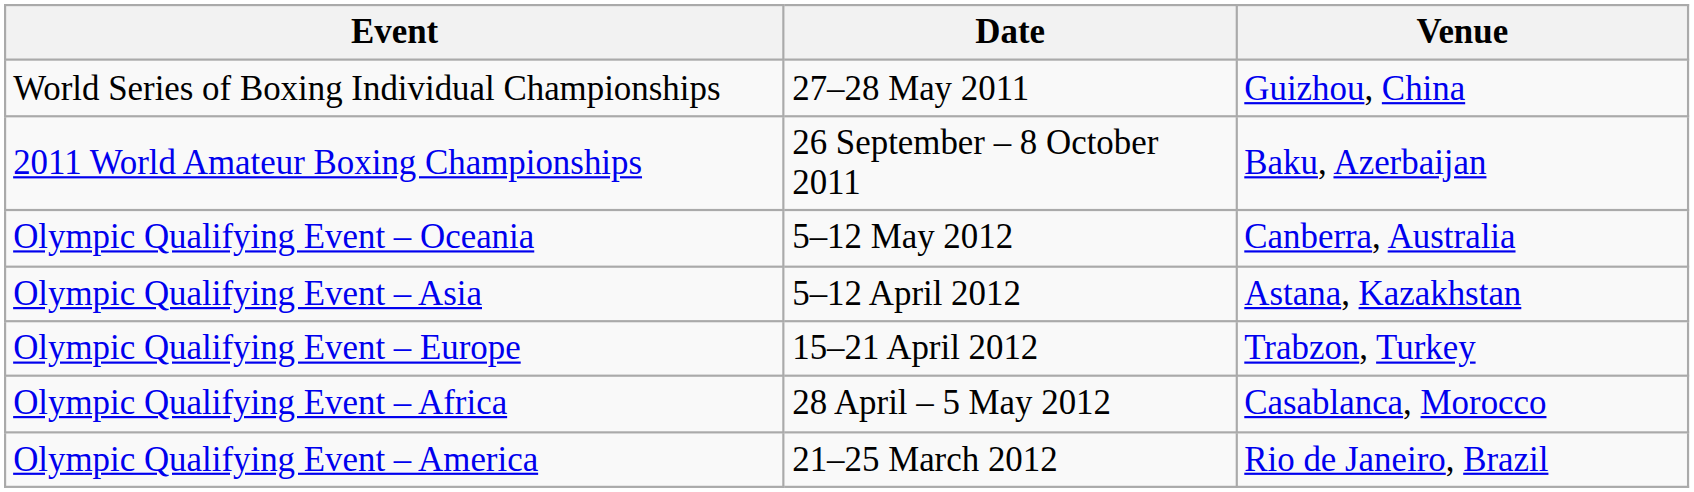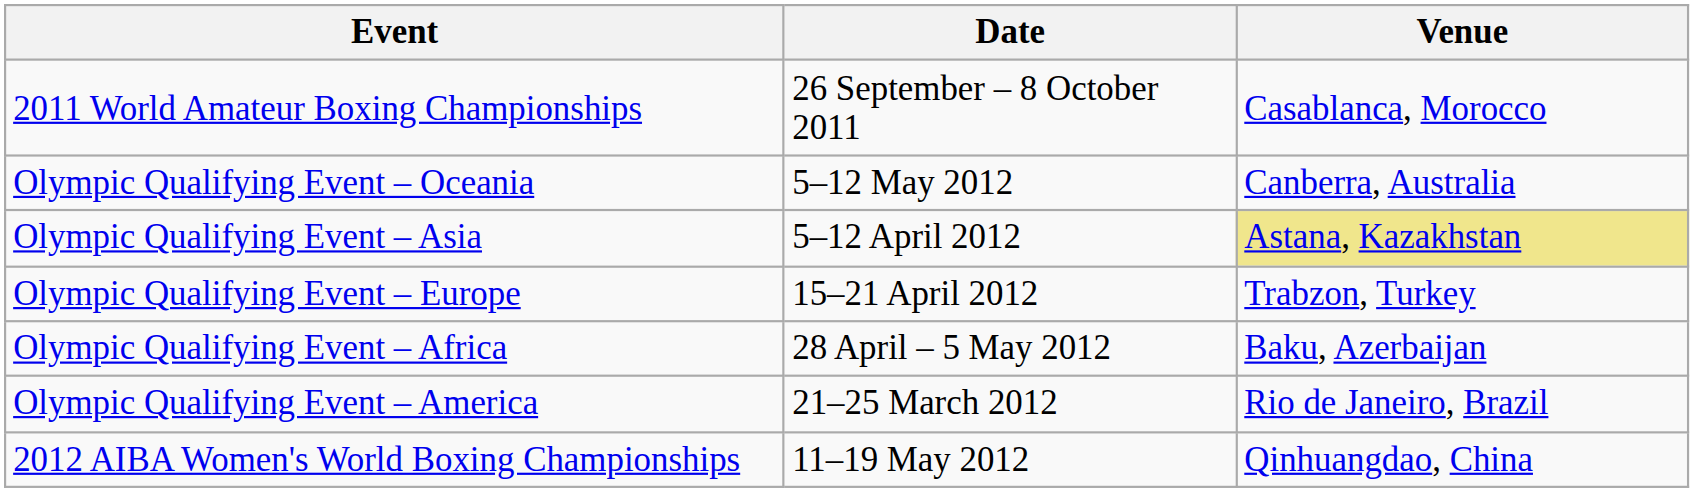- row: (367, 87)
(1365, 162) Baku, Azerbaijan -> (1395, 107) Casablanca, Morocco
(1383, 292) no background -> (1383, 237) khaki background
(1395, 403) Casablanca, Morocco -> (1365, 347) Baku, Azerbaijan
+ row: (377, 458)
